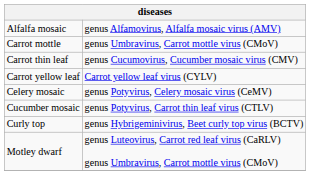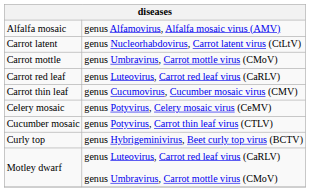+ row: (32, 44)
+ row: (36, 76)
- row: (43, 76)
